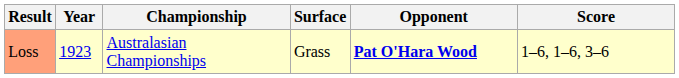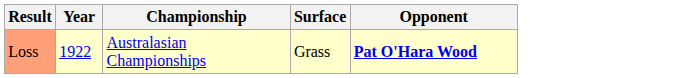- column: (596, 17)
(75, 51) 1923 -> (75, 51) 1922
